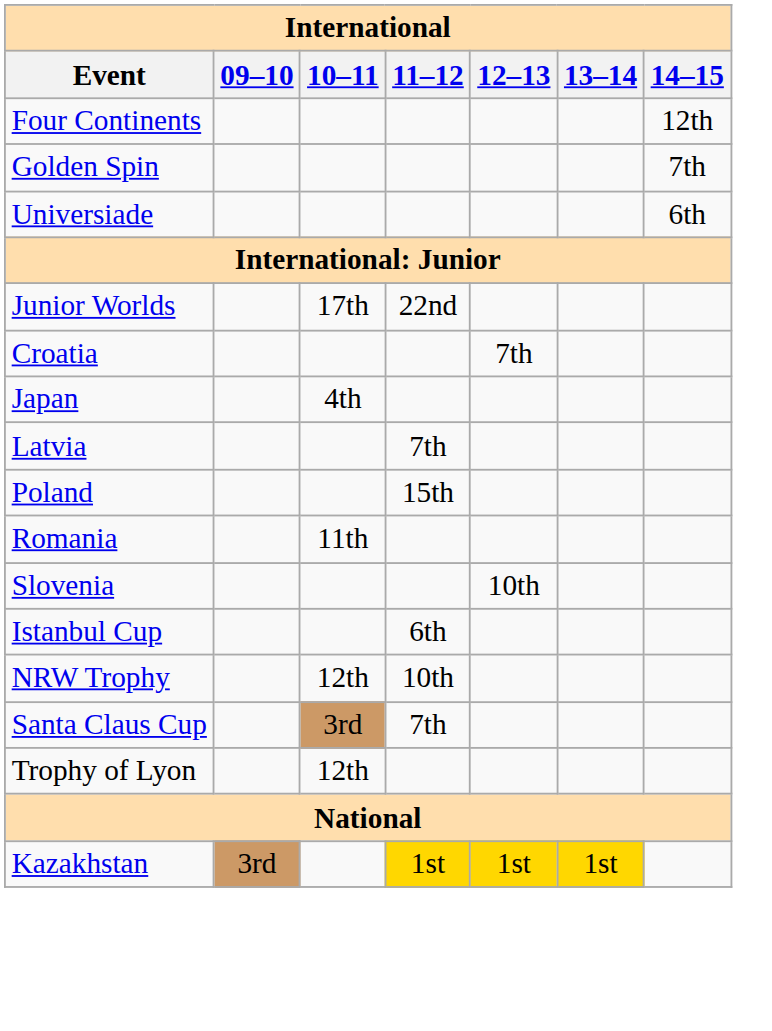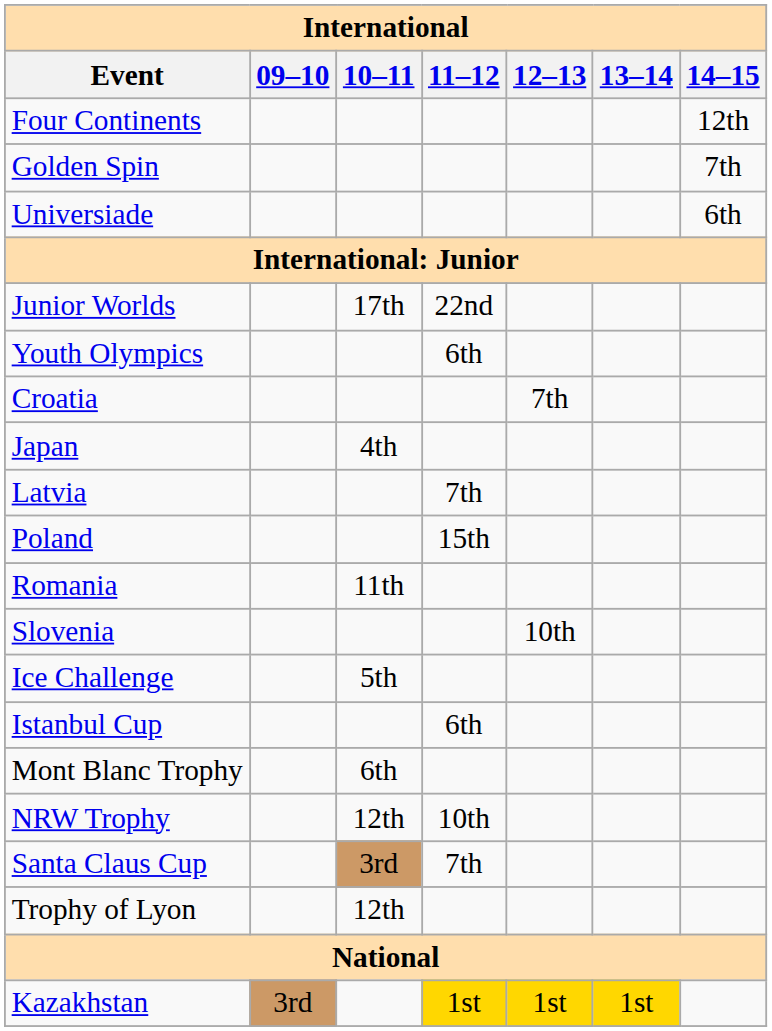+ row: (107, 352)
+ row: (93, 677)
+ row: (127, 770)
